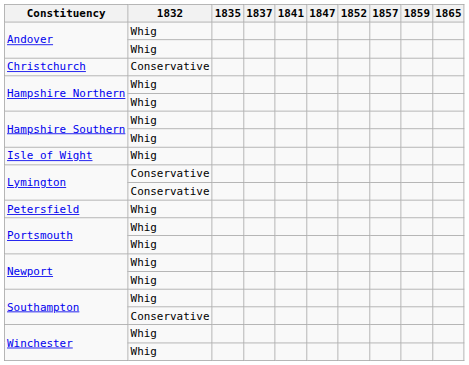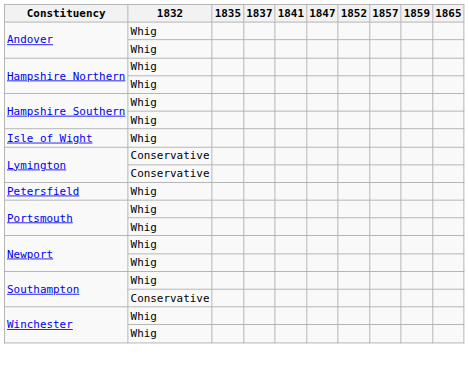- row: (46, 67)
